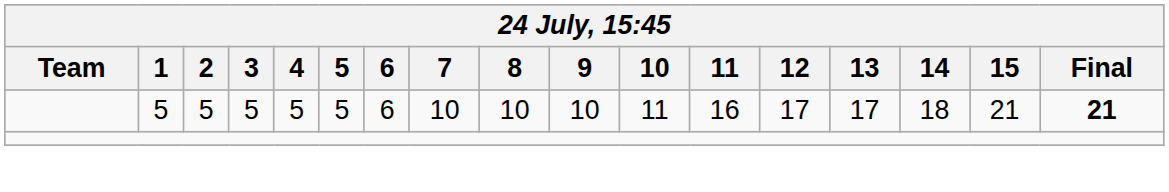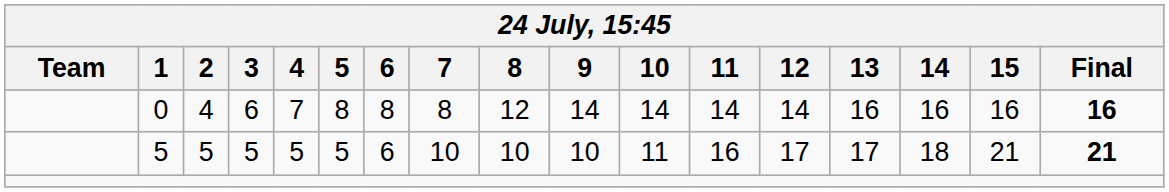+ row: (161, 110)
